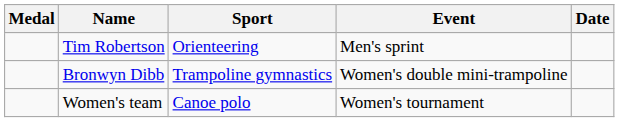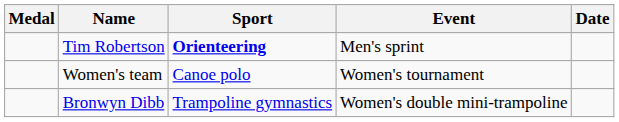(216, 46) normal -> (219, 46) bold
rows swapped: (114, 74) <-> (112, 102)
